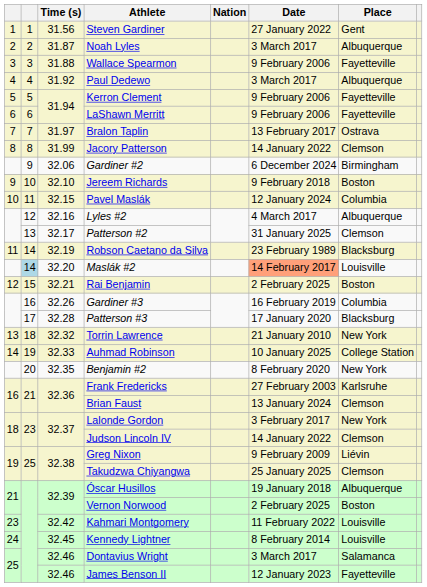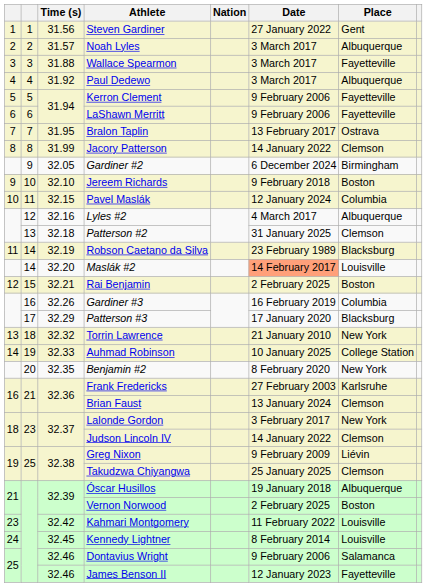(61, 47) 31.87 -> (61, 47) 31.57
(291, 64) 9 February 2006 -> (284, 64) 3 March 2017
(61, 132) 31.97 -> (61, 132) 31.95
(61, 166) 32.06 -> (61, 166) 32.05
(61, 234) 32.17 -> (61, 234) 32.18
(30, 268) lightblue background -> (30, 268) no background
(61, 319) 32.28 -> (61, 319) 32.29
(284, 557) 3 March 2017 -> (291, 557) 9 February 2006
